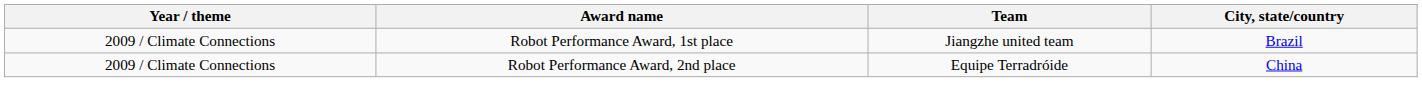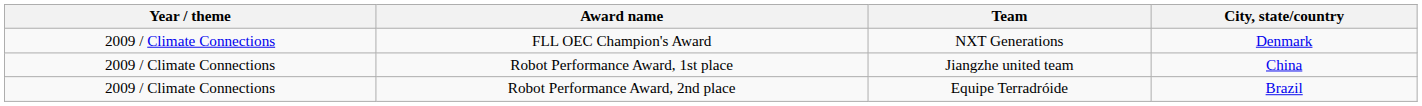+ row: (622, 40)
(1284, 40) Brazil -> (1284, 64) China
(1284, 64) China -> (1284, 88) Brazil
